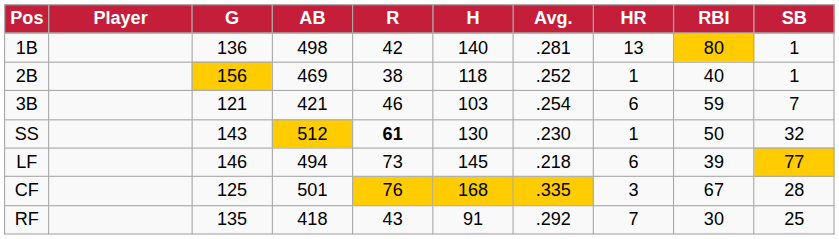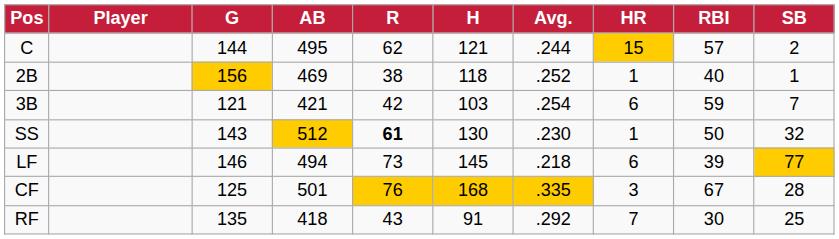+ row: (27, 47)
- row: (27, 47)
(393, 104) 46 -> (393, 104) 42
